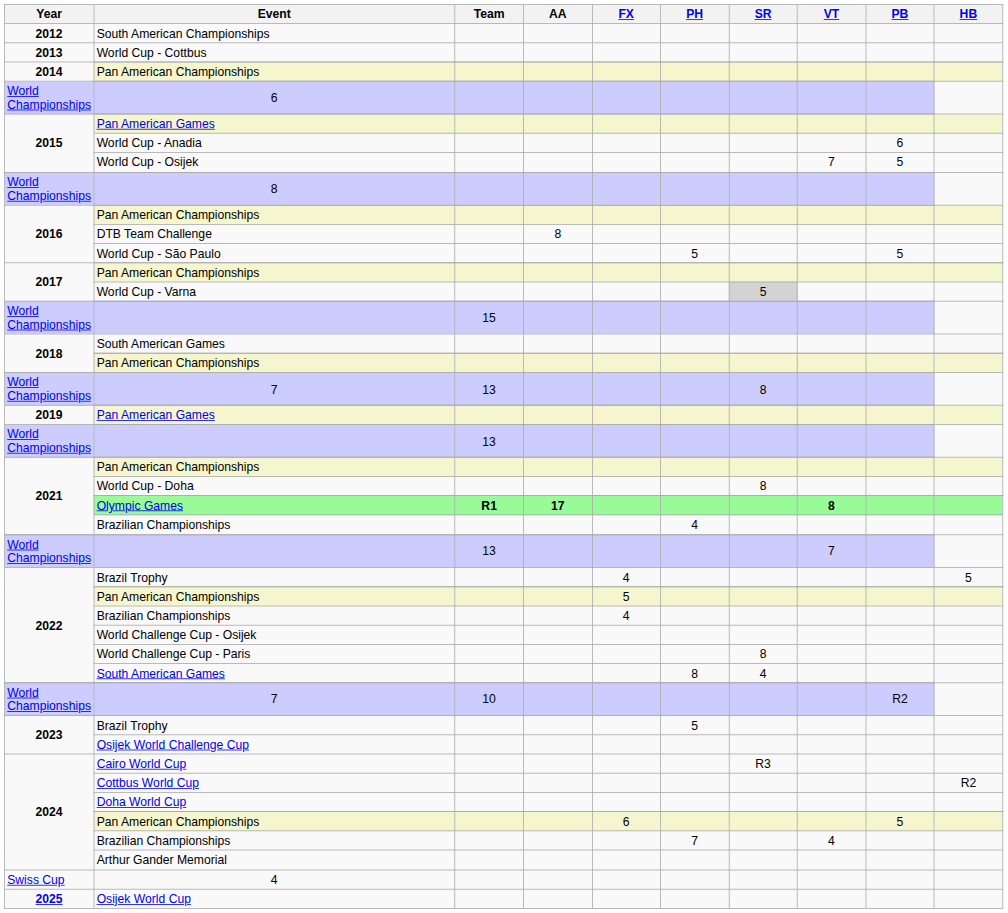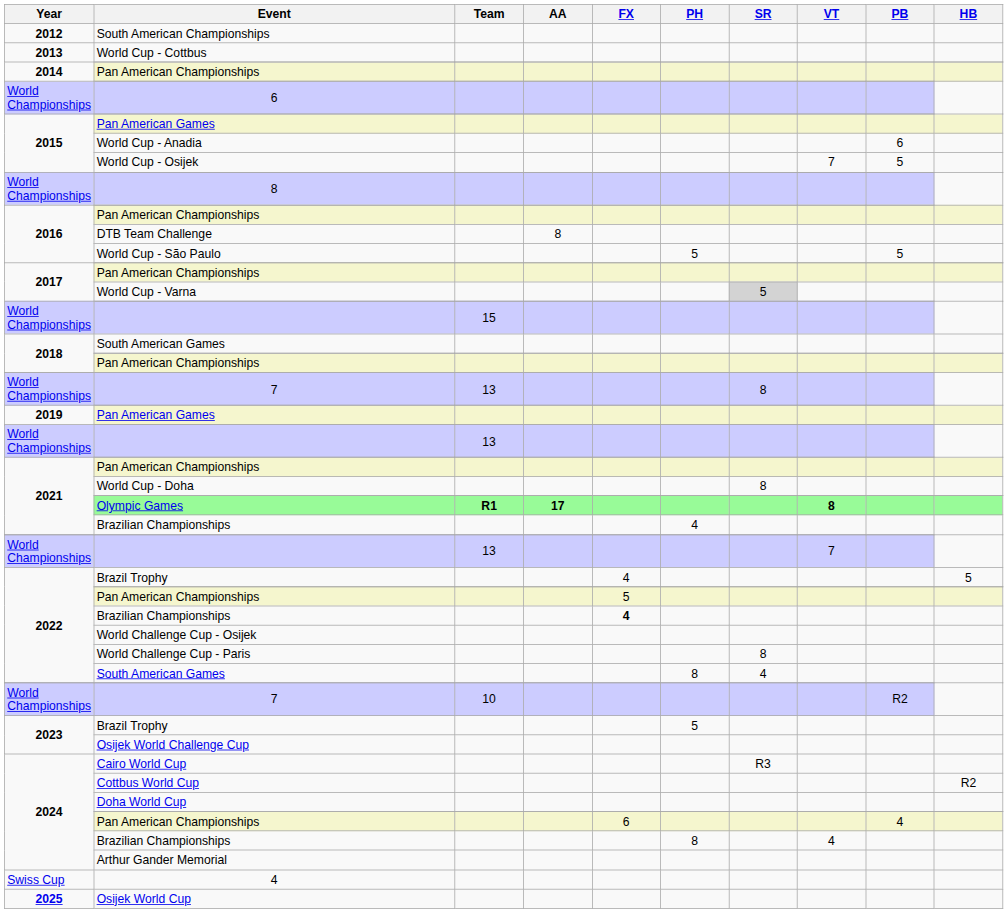(626, 616) normal -> (626, 616) bold
(900, 822) 5 -> (900, 822) 4
(695, 841) 7 -> (695, 841) 8
